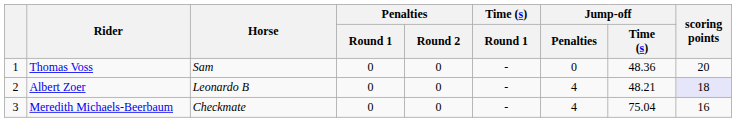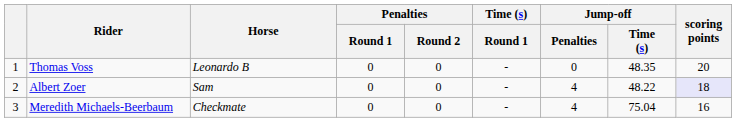(203, 68) Sam -> (221, 68) Leonardo B
(642, 68) 48.36 -> (642, 68) 48.35
(221, 87) Leonardo B -> (203, 87) Sam
(642, 87) 48.21 -> (642, 87) 48.22
